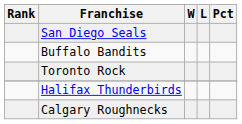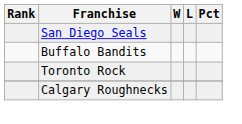- row: (111, 90)
